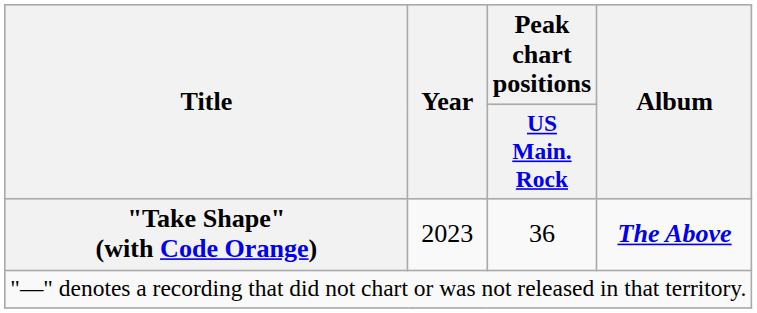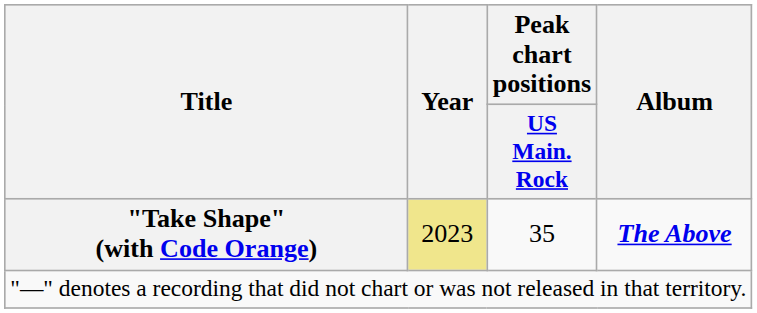(447, 234) no background -> (447, 234) khaki background
(542, 234) 36 -> (542, 234) 35
